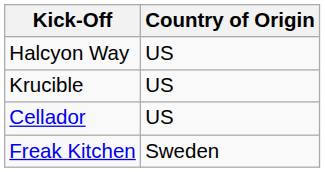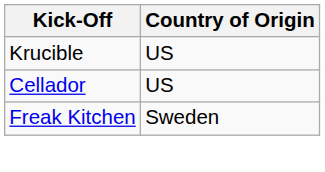- row: (69, 53)
